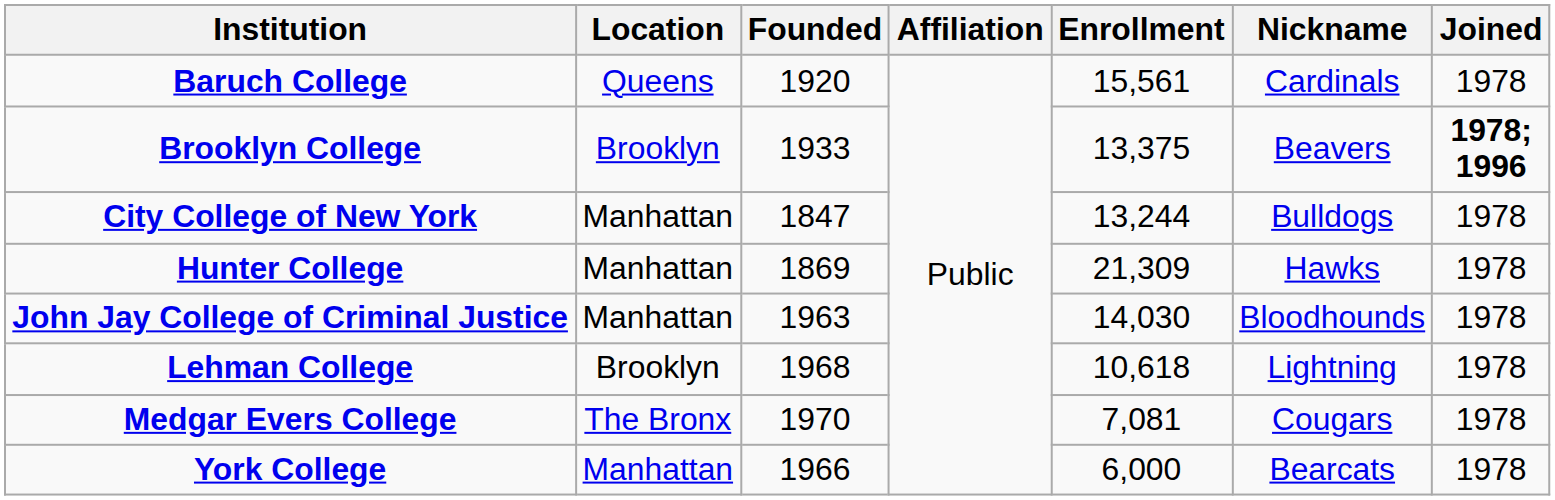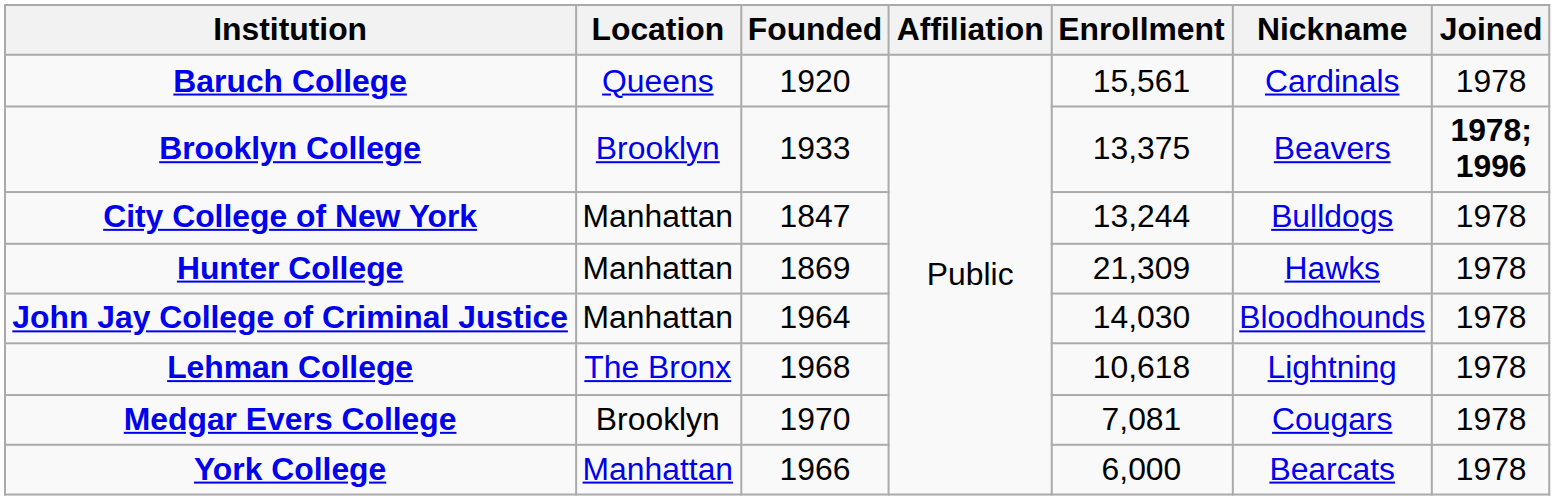(815, 318) 1963 -> (815, 318) 1964
(658, 368) Brooklyn -> (658, 368) The Bronx
(658, 419) The Bronx -> (658, 419) Brooklyn
